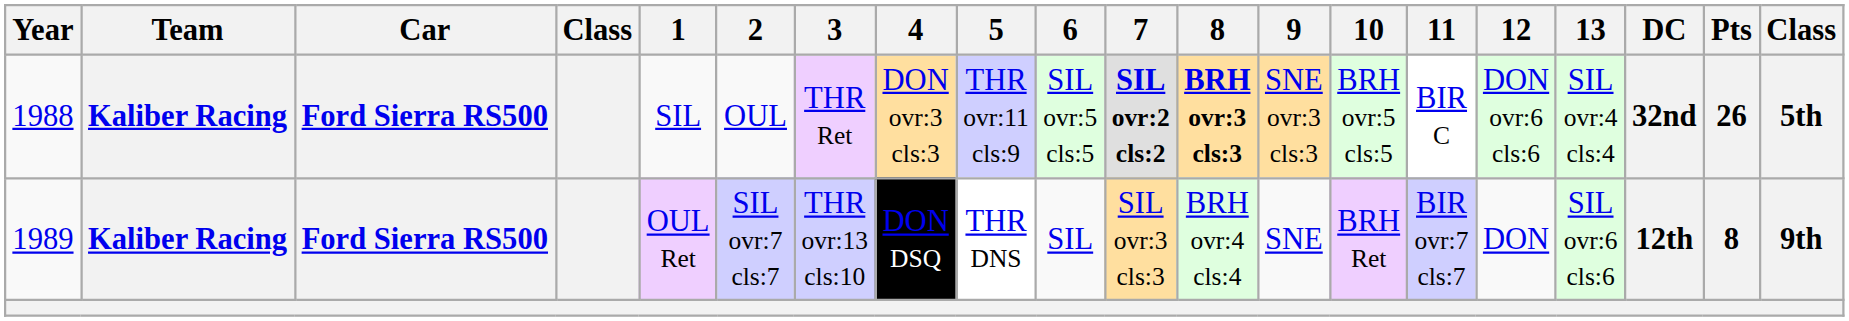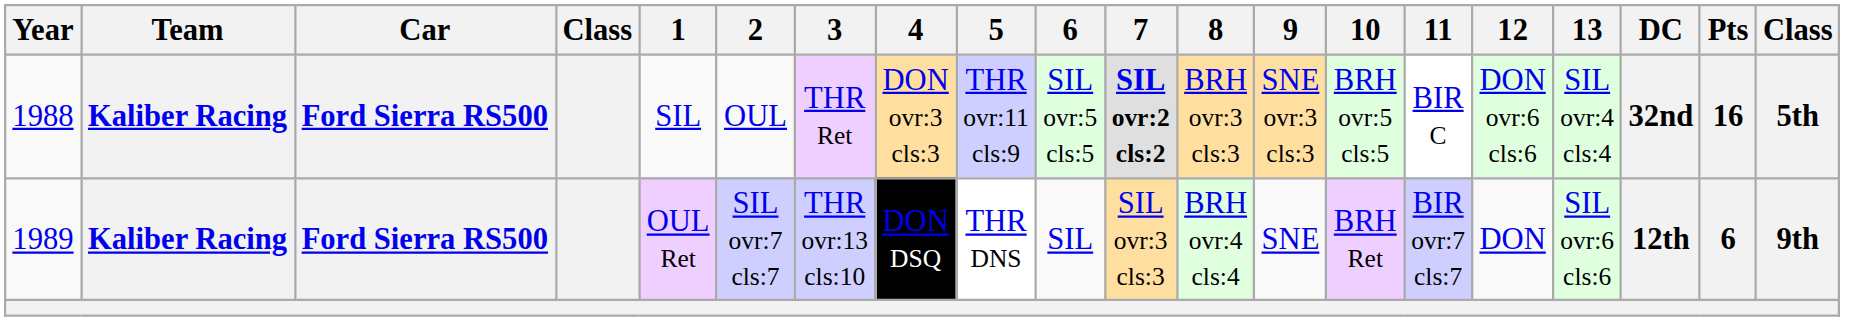(1217, 115) bold -> (1216, 114) normal
(1731, 115) 26 -> (1728, 115) 16
(1731, 238) 8 -> (1728, 238) 6
